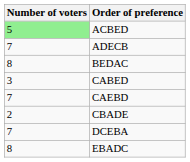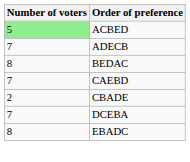- row: (110, 81)
